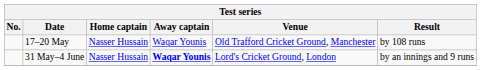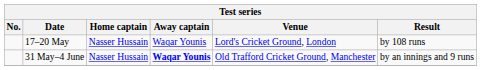(295, 42) Old Trafford Cricket Ground, Manchester -> (275, 42) Lord's Cricket Ground, London
(275, 57) Lord's Cricket Ground, London -> (295, 57) Old Trafford Cricket Ground, Manchester
